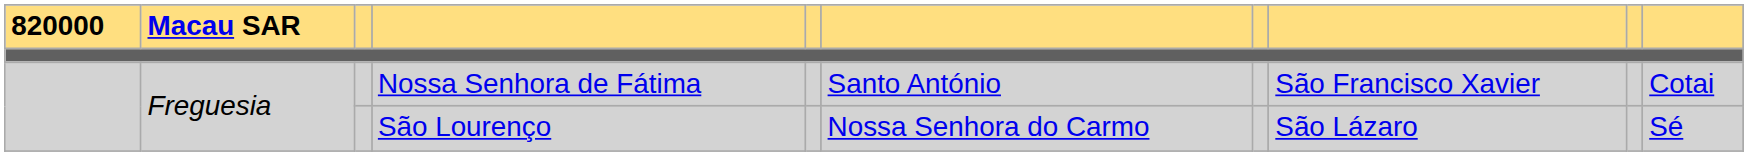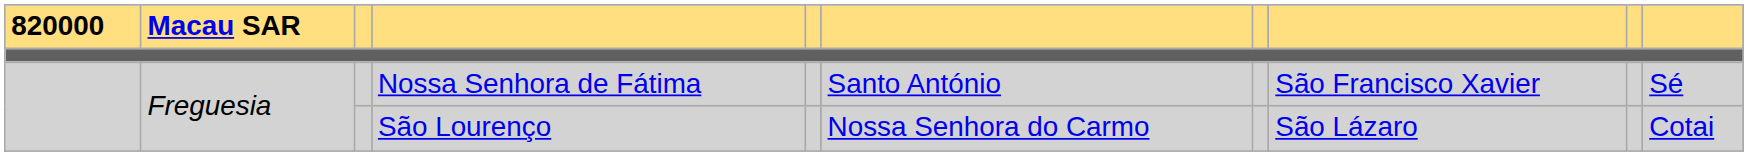(1682, 83) Cotai -> (1666, 83) Sé
(1666, 127) Sé -> (1682, 127) Cotai
